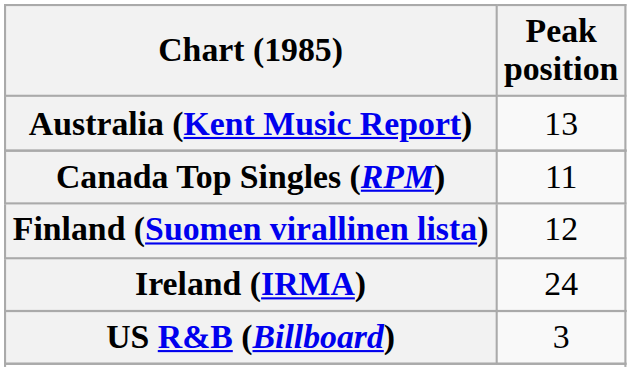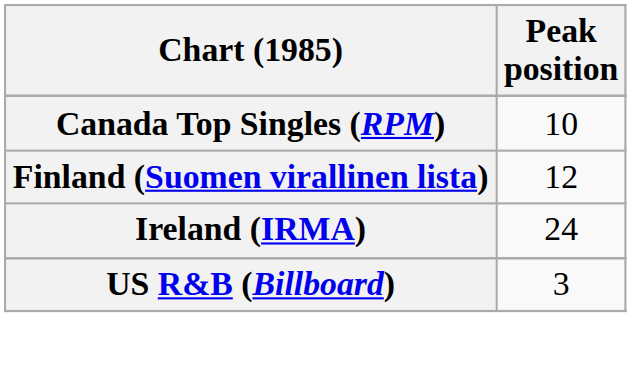- row: (251, 122)
(561, 176) 11 -> (561, 122) 10
